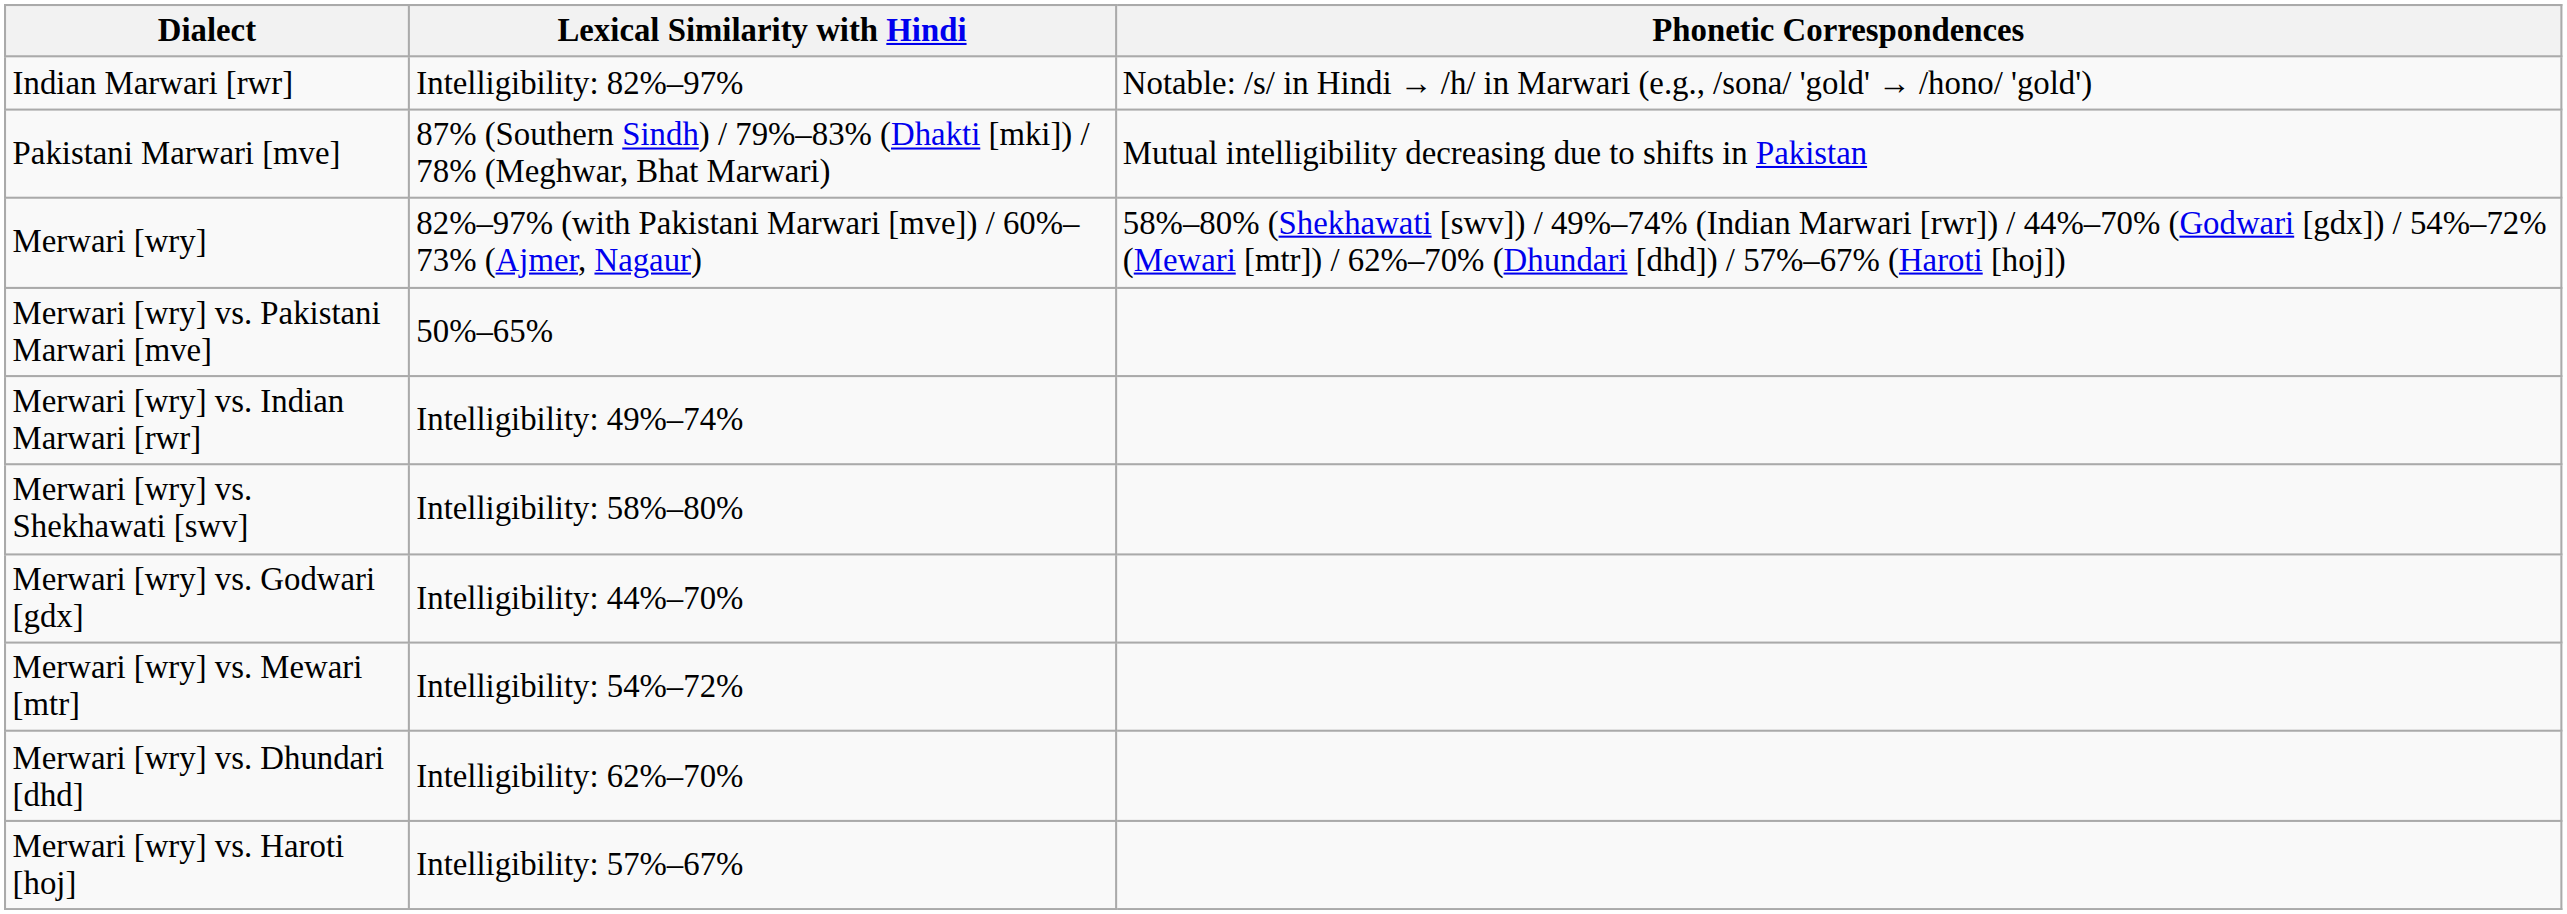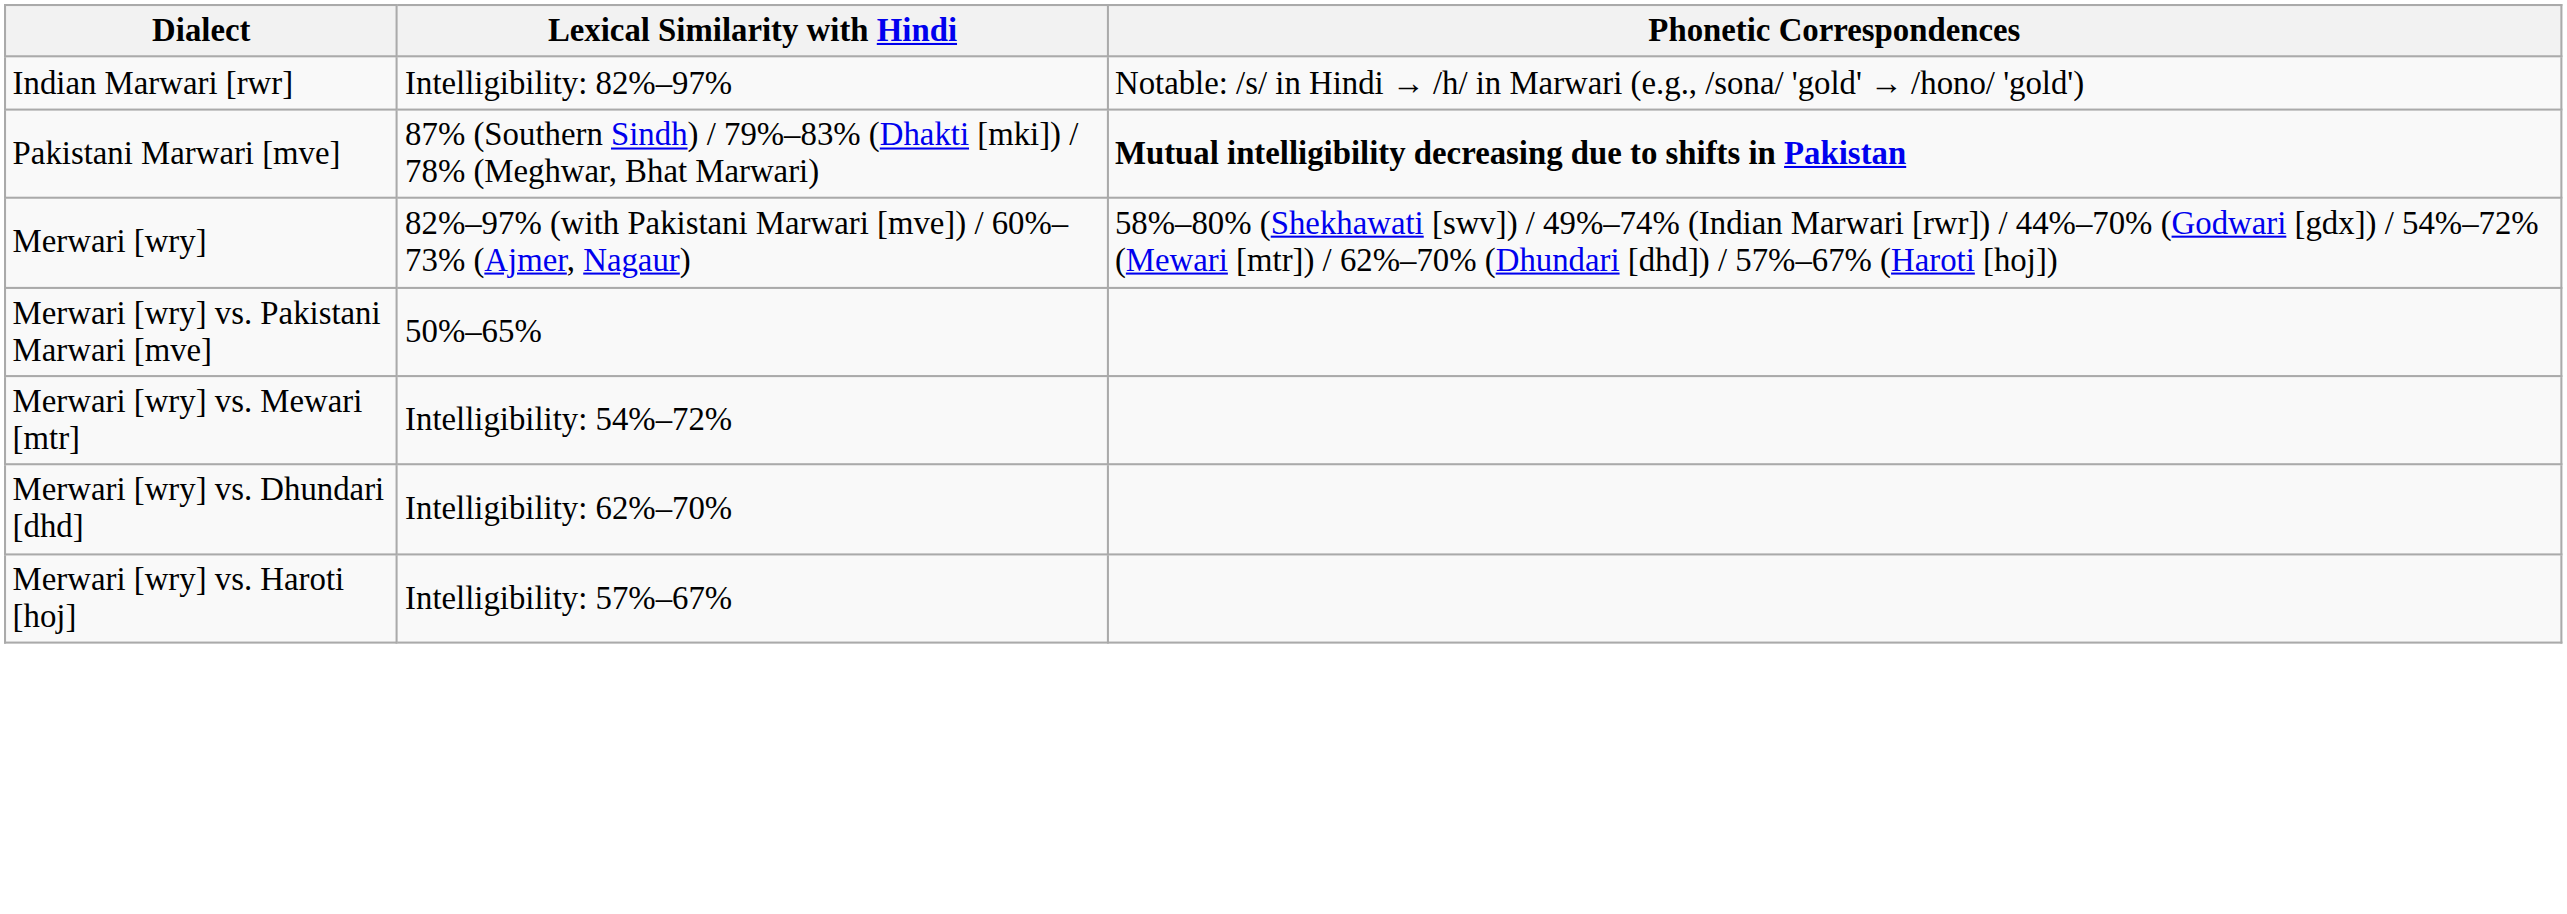(1495, 152) normal -> (1511, 152) bold
- row: (178, 419)
- row: (132, 508)
- row: (194, 597)
